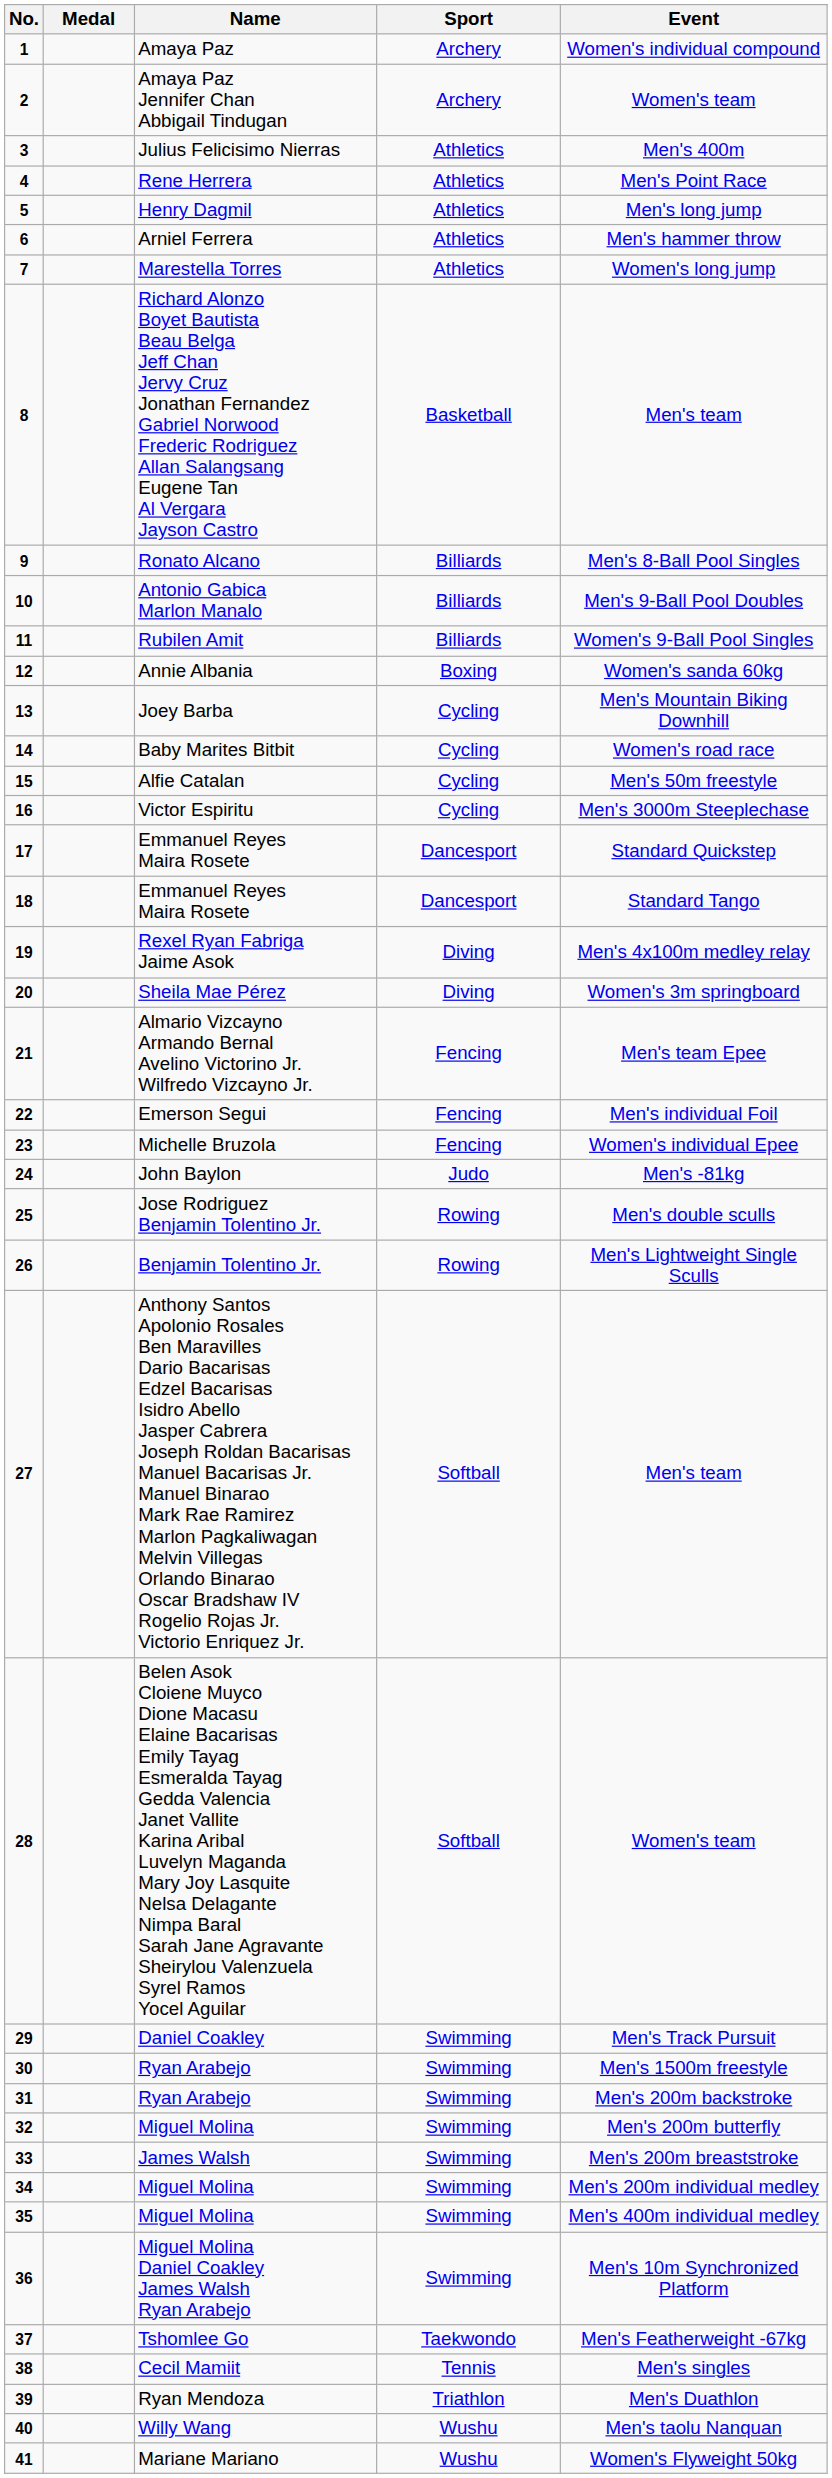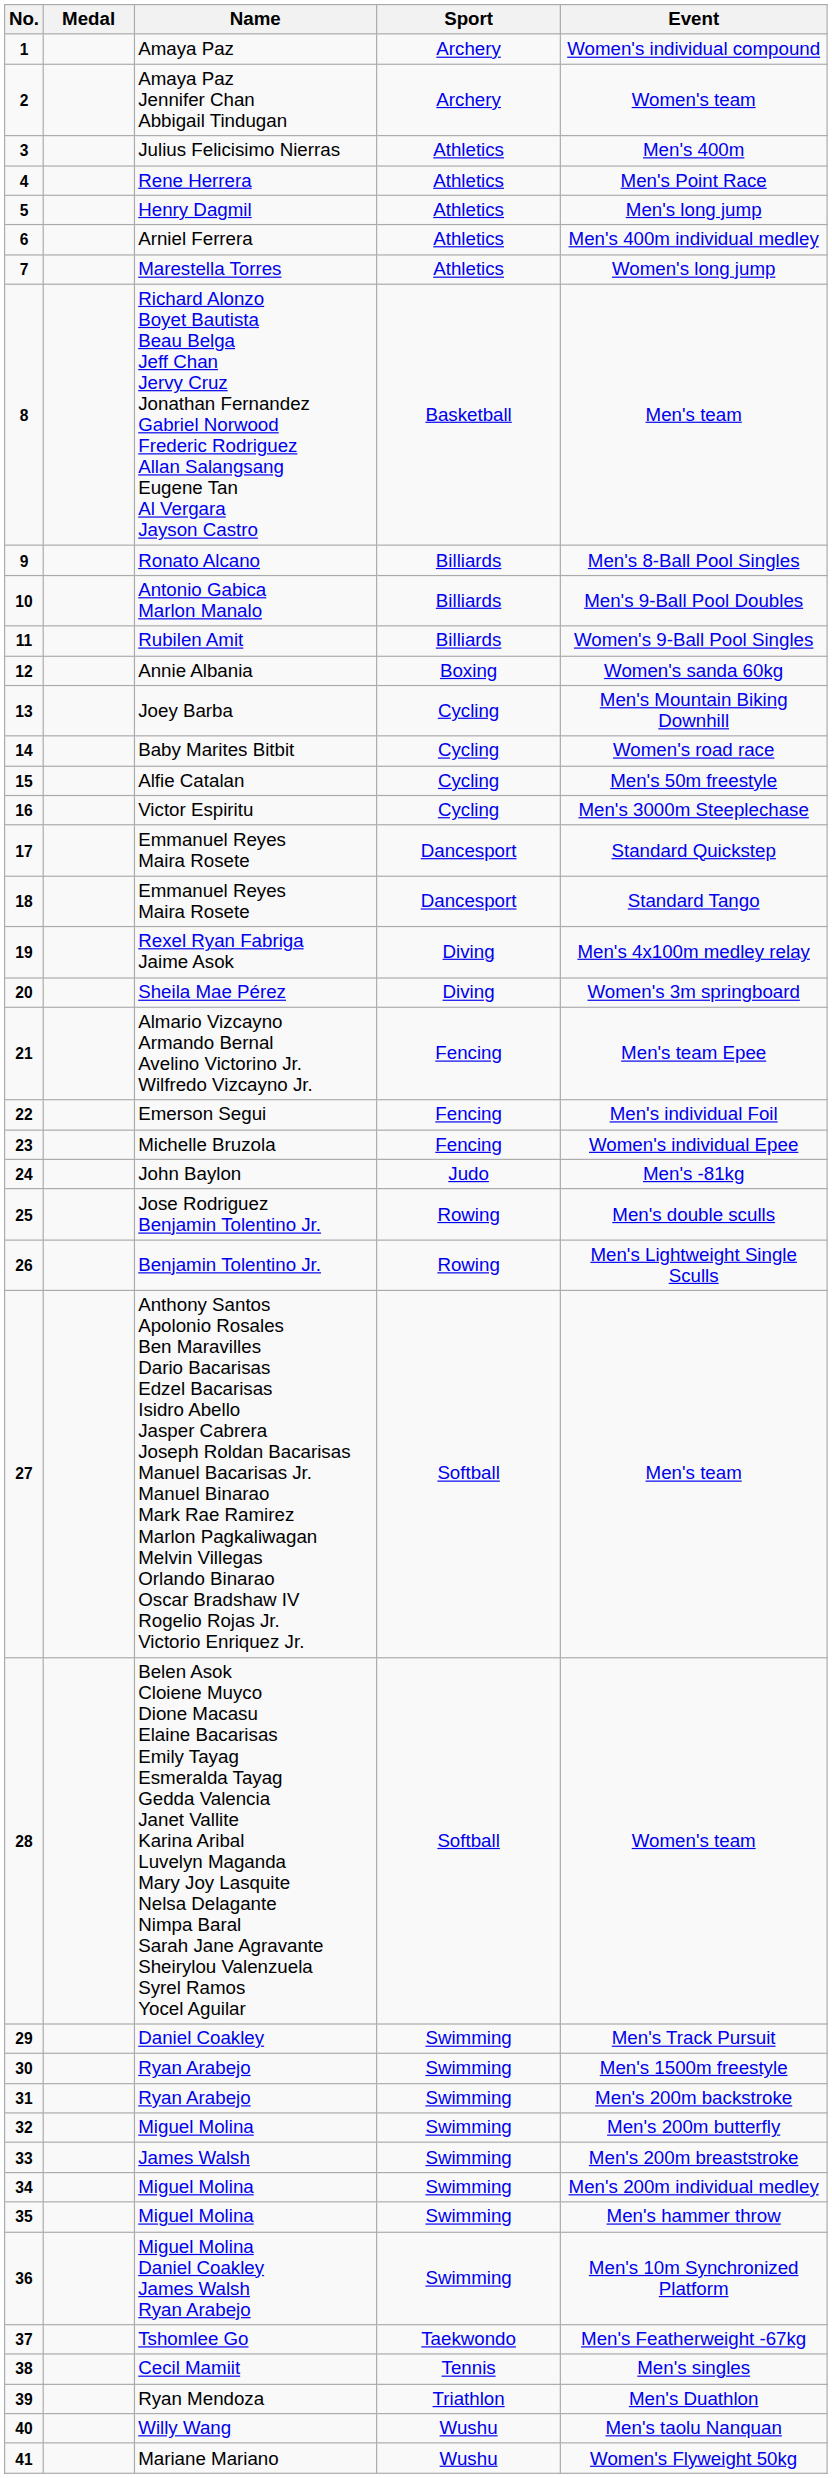(694, 239) Men's hammer throw -> (694, 239) Men's 400m individual medley
(694, 2216) Men's 400m individual medley -> (694, 2216) Men's hammer throw
